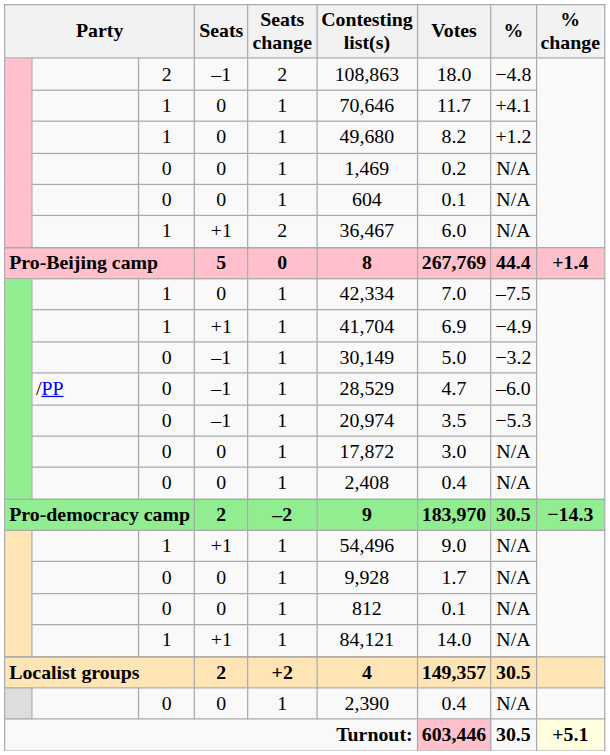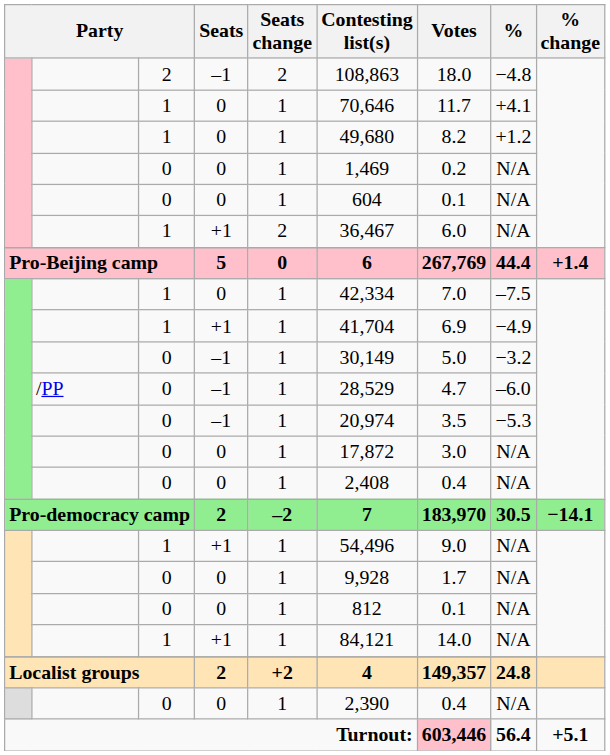(367, 262) 8 -> (367, 262) 6
(367, 514) 9 -> (367, 514) 7
(570, 514) −14.3 -> (570, 514) −14.1
(513, 671) 30.5 -> (513, 671) 24.8
(513, 734) 30.5 -> (513, 734) 56.4
(570, 734) lightyellow background -> (570, 734) no background
